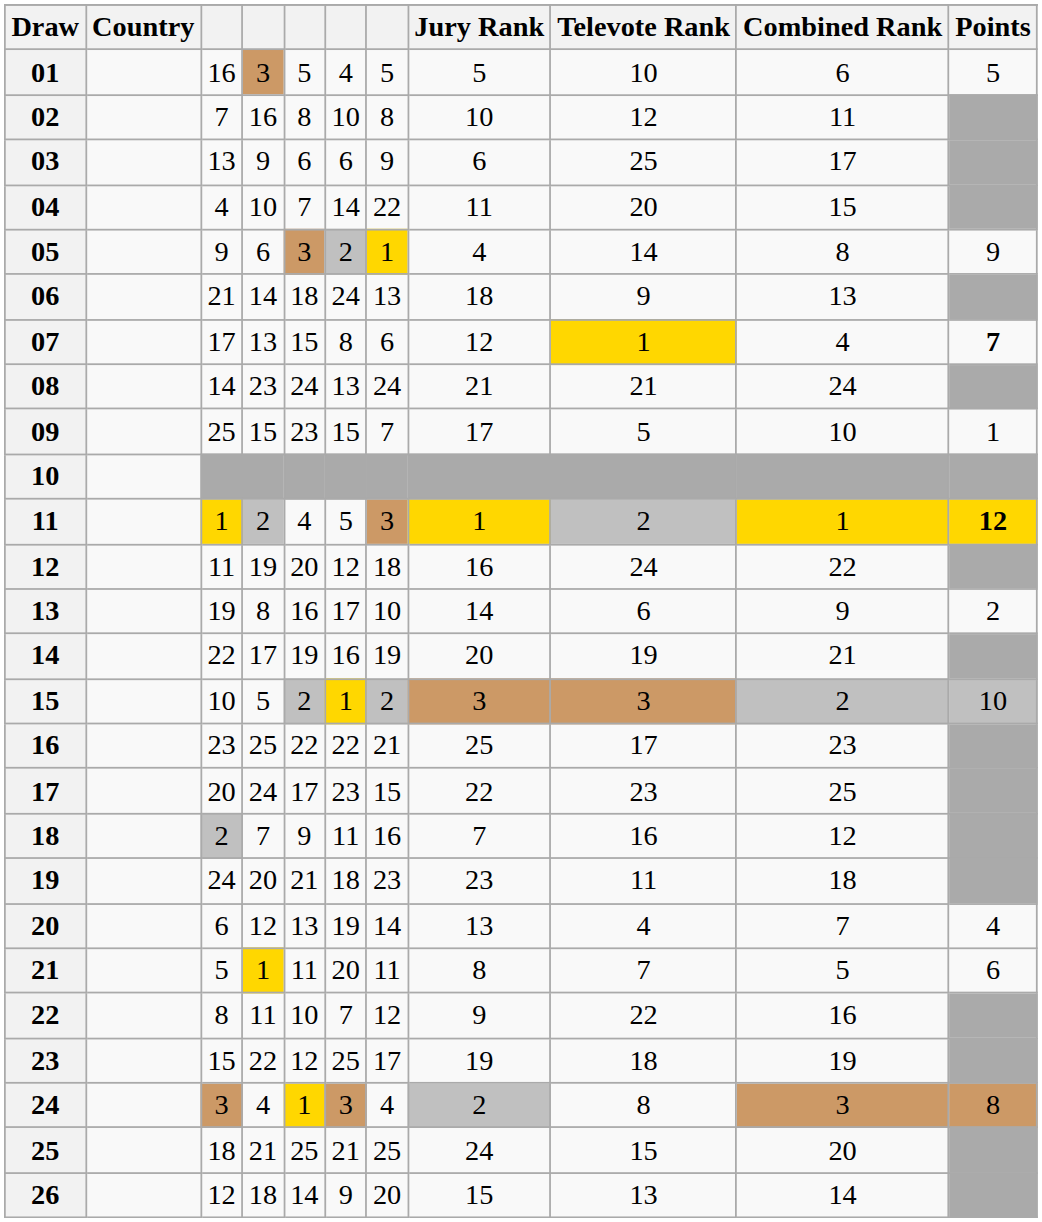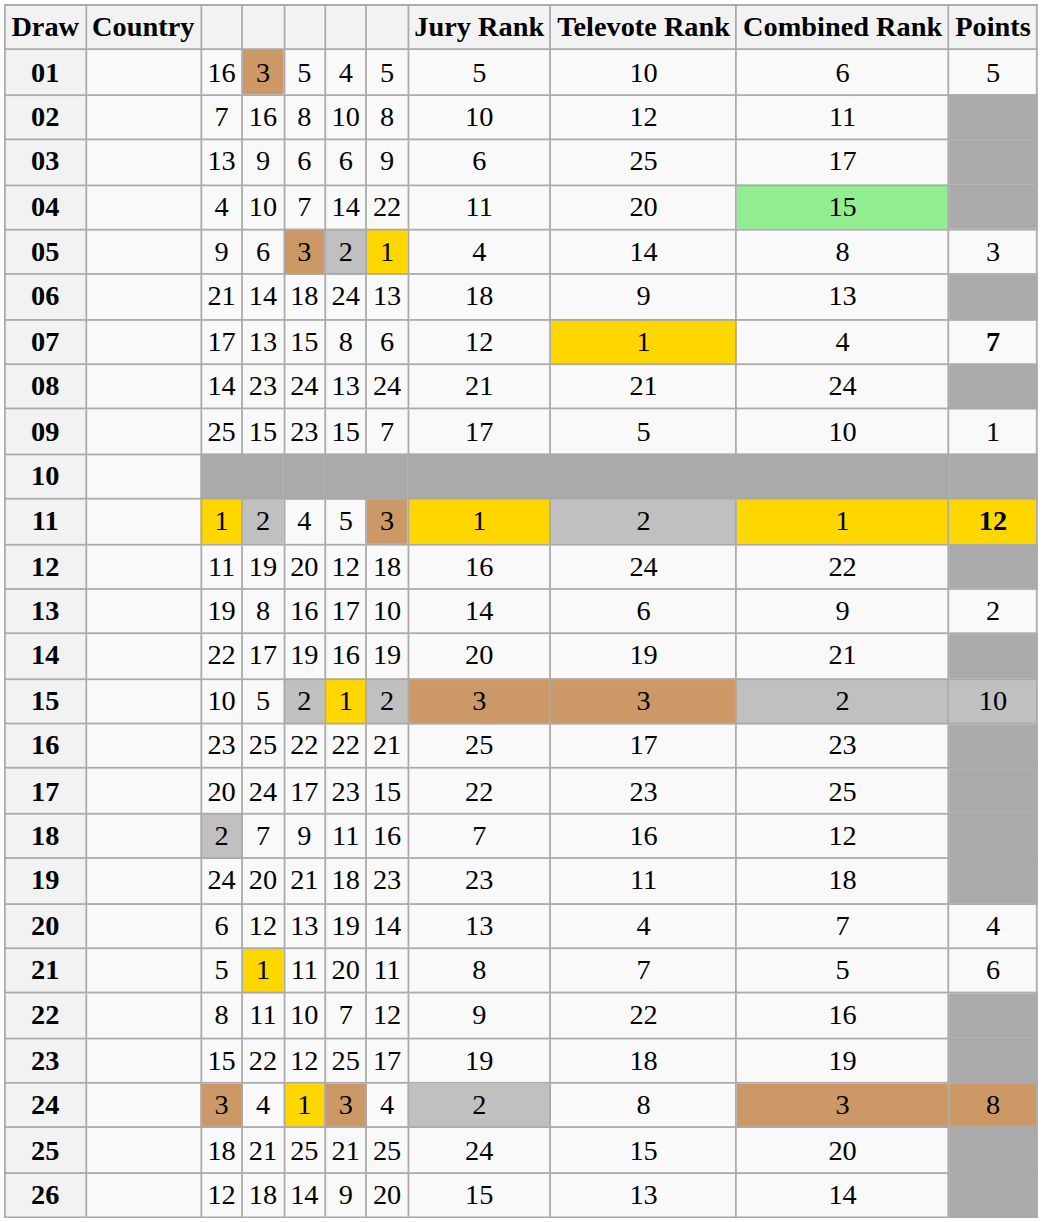(843, 206) no background -> (843, 206) lightgreen background
(993, 251) 9 -> (993, 251) 3
